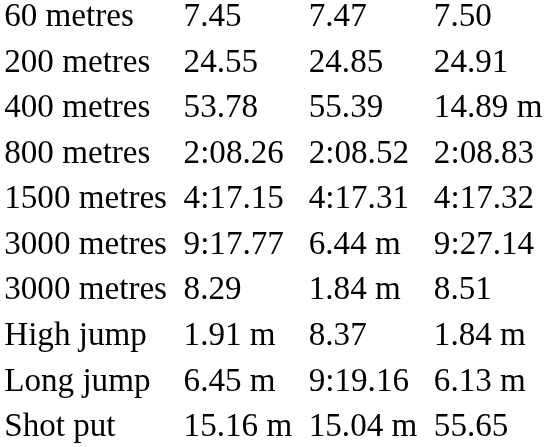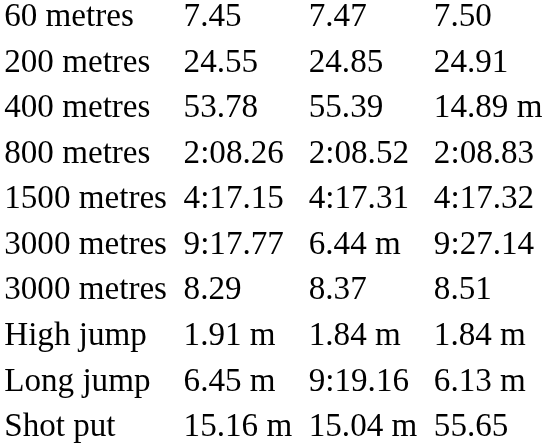(355, 288) 1.84 m -> (338, 288) 8.37
(338, 334) 8.37 -> (355, 334) 1.84 m
